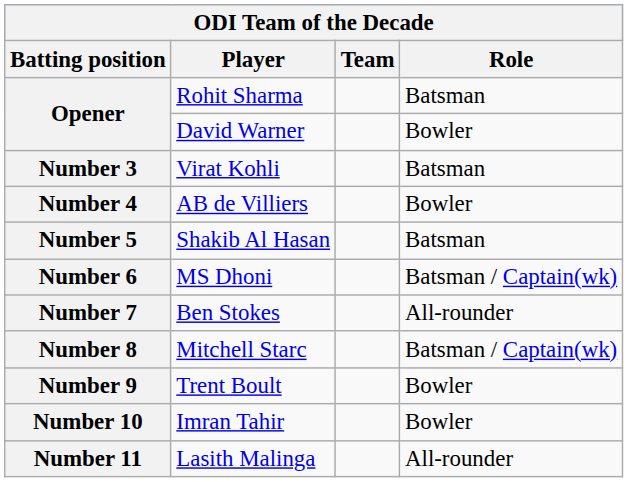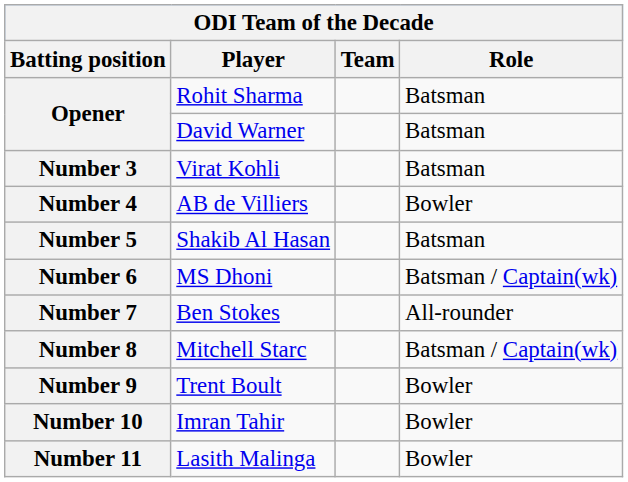(439, 131) Bowler -> (445, 131) Batsman
(459, 458) All-rounder -> (439, 458) Bowler
